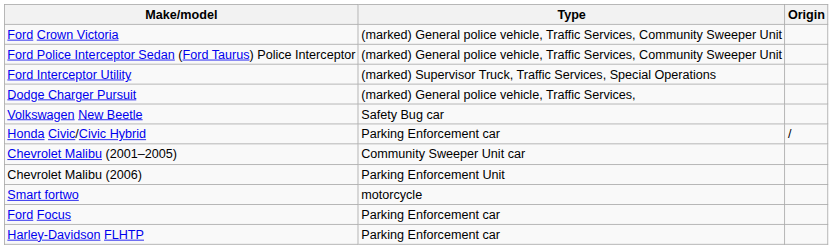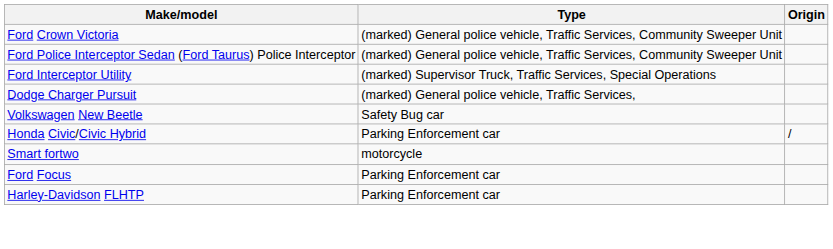- row: (92, 154)
- row: (75, 174)
